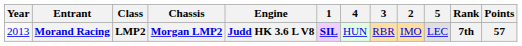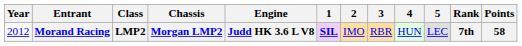columns swapped: (411, 13) <-> (355, 13)
(18, 31) 2013 -> (18, 31) 2012
(499, 31) 57 -> (499, 31) 58
